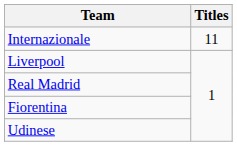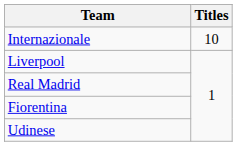(211, 38) 11 -> (211, 38) 10
